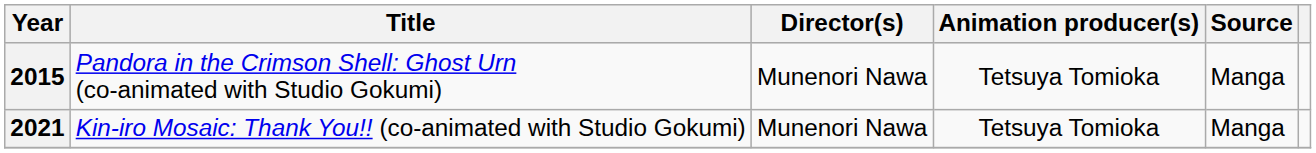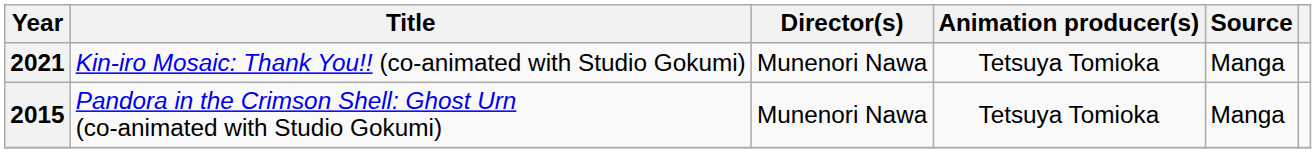rows swapped: (37, 76) <-> (37, 128)
